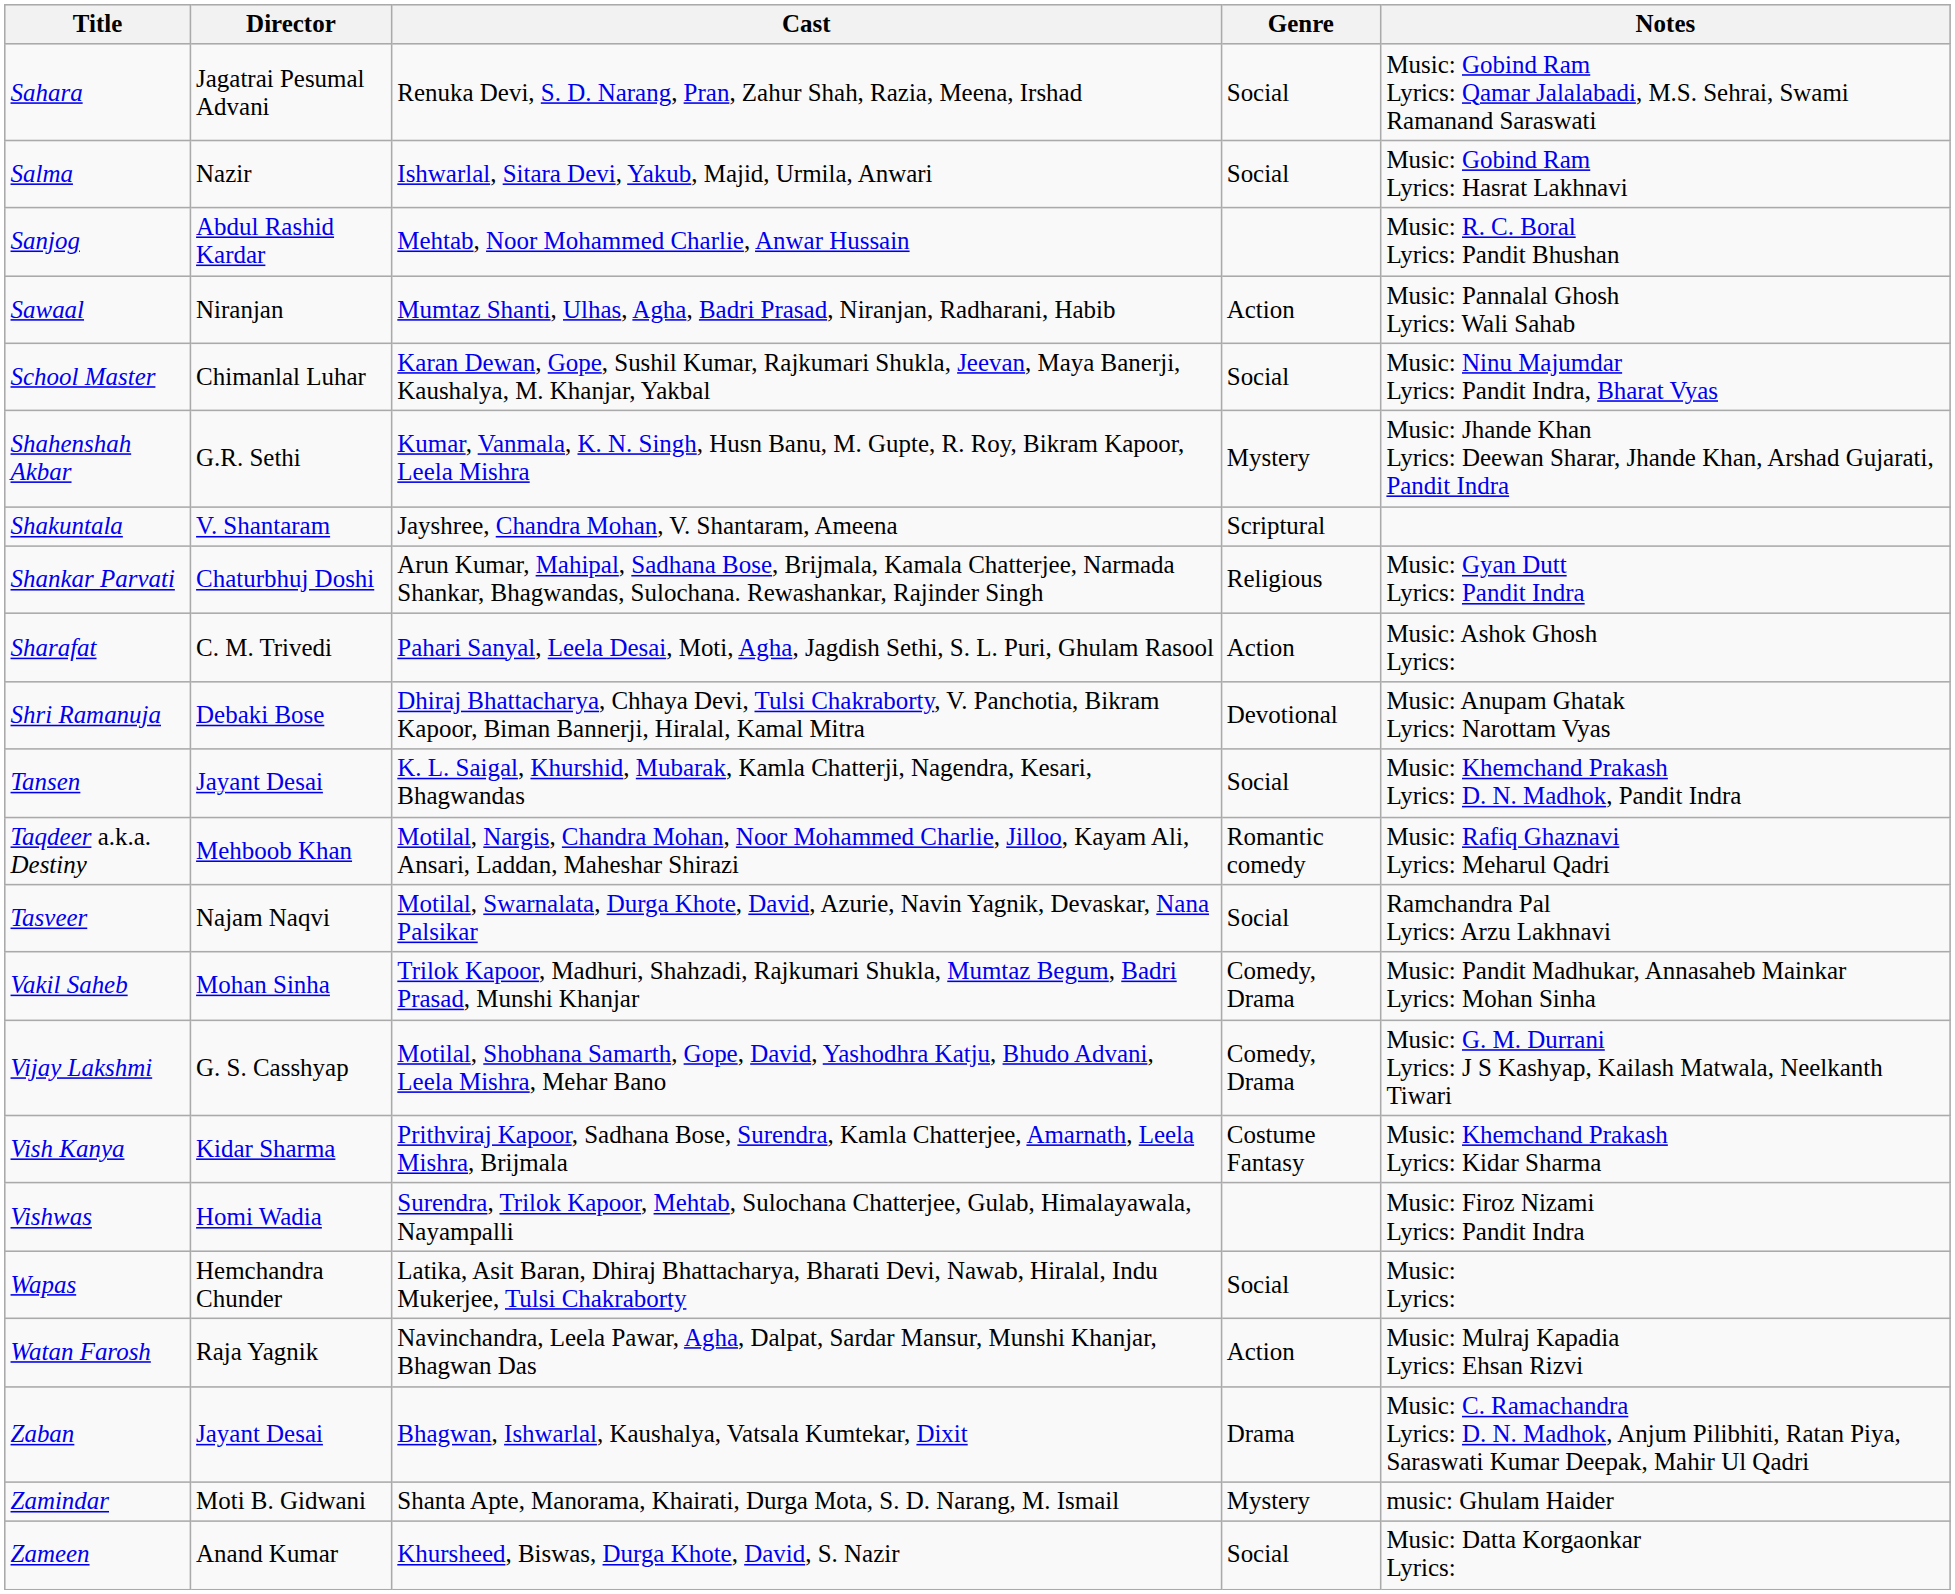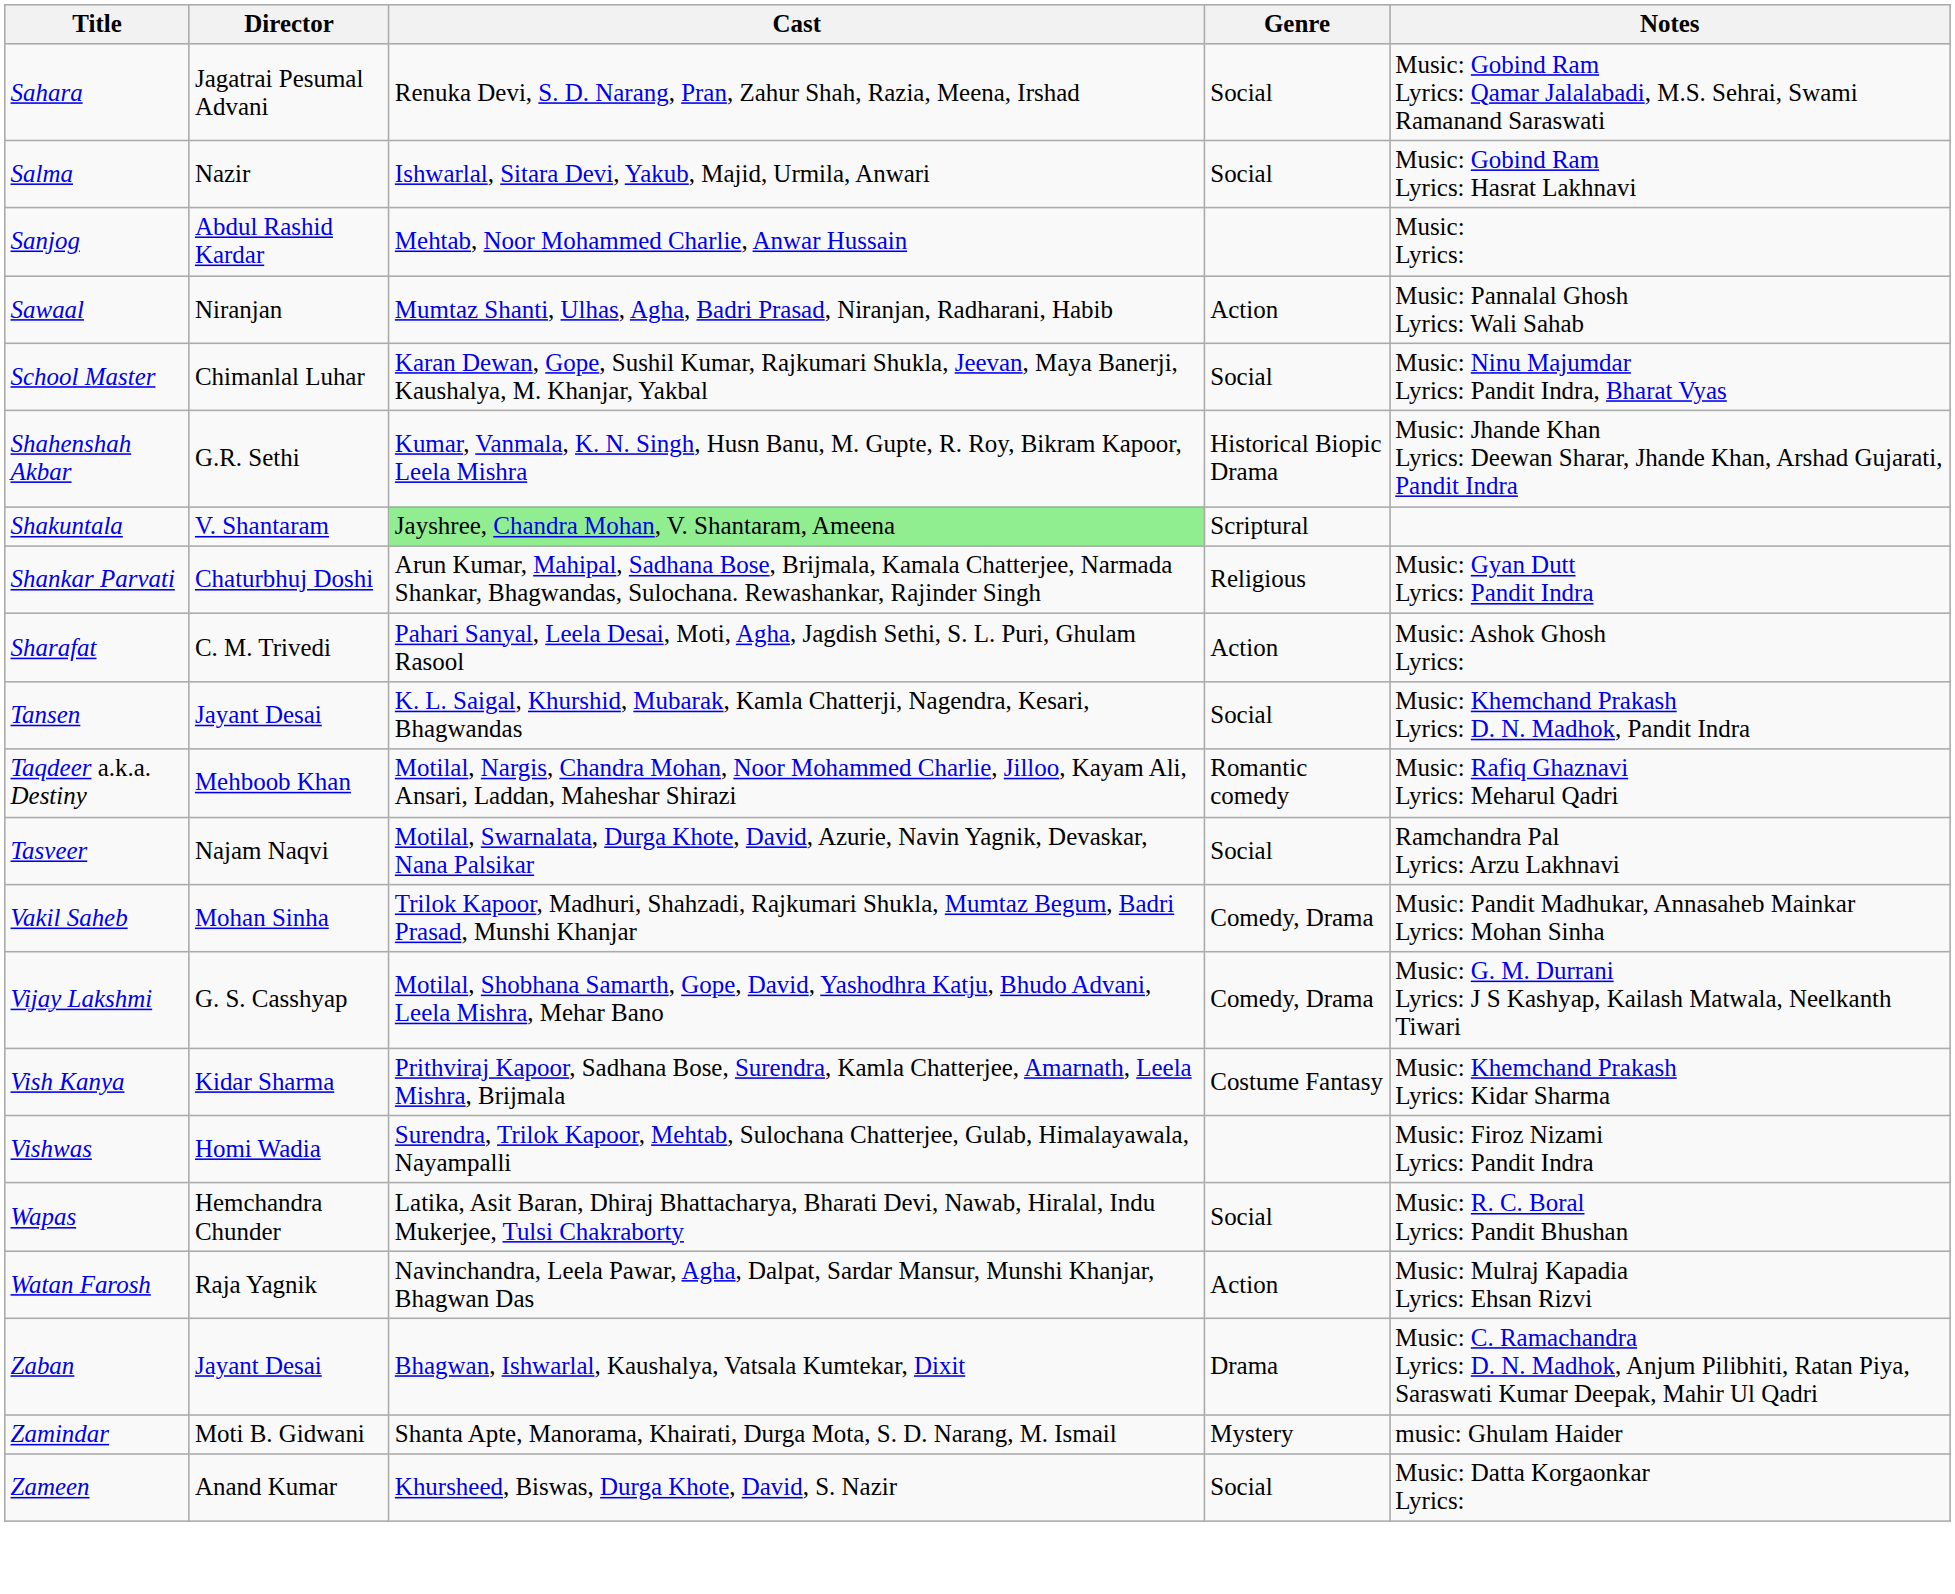(1503, 241) Music: R. C. Boral Lyrics: Pandit Bhushan -> (1430, 241) Music: Lyrics:
(1268, 458) Mystery -> (1296, 458) Historical Biopic Drama
(647, 526) no background -> (645, 526) lightgreen background
- row: (86, 714)
(1421, 1284) Music: Lyrics: -> (1512, 1216) Music: R. C. Boral Lyrics: Pandit Bhushan
